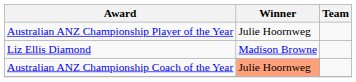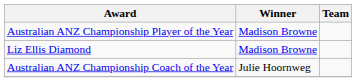(275, 31) Julie Hoornweg -> (278, 31) Madison Browne
(275, 67) lightsalmon background -> (275, 67) no background
